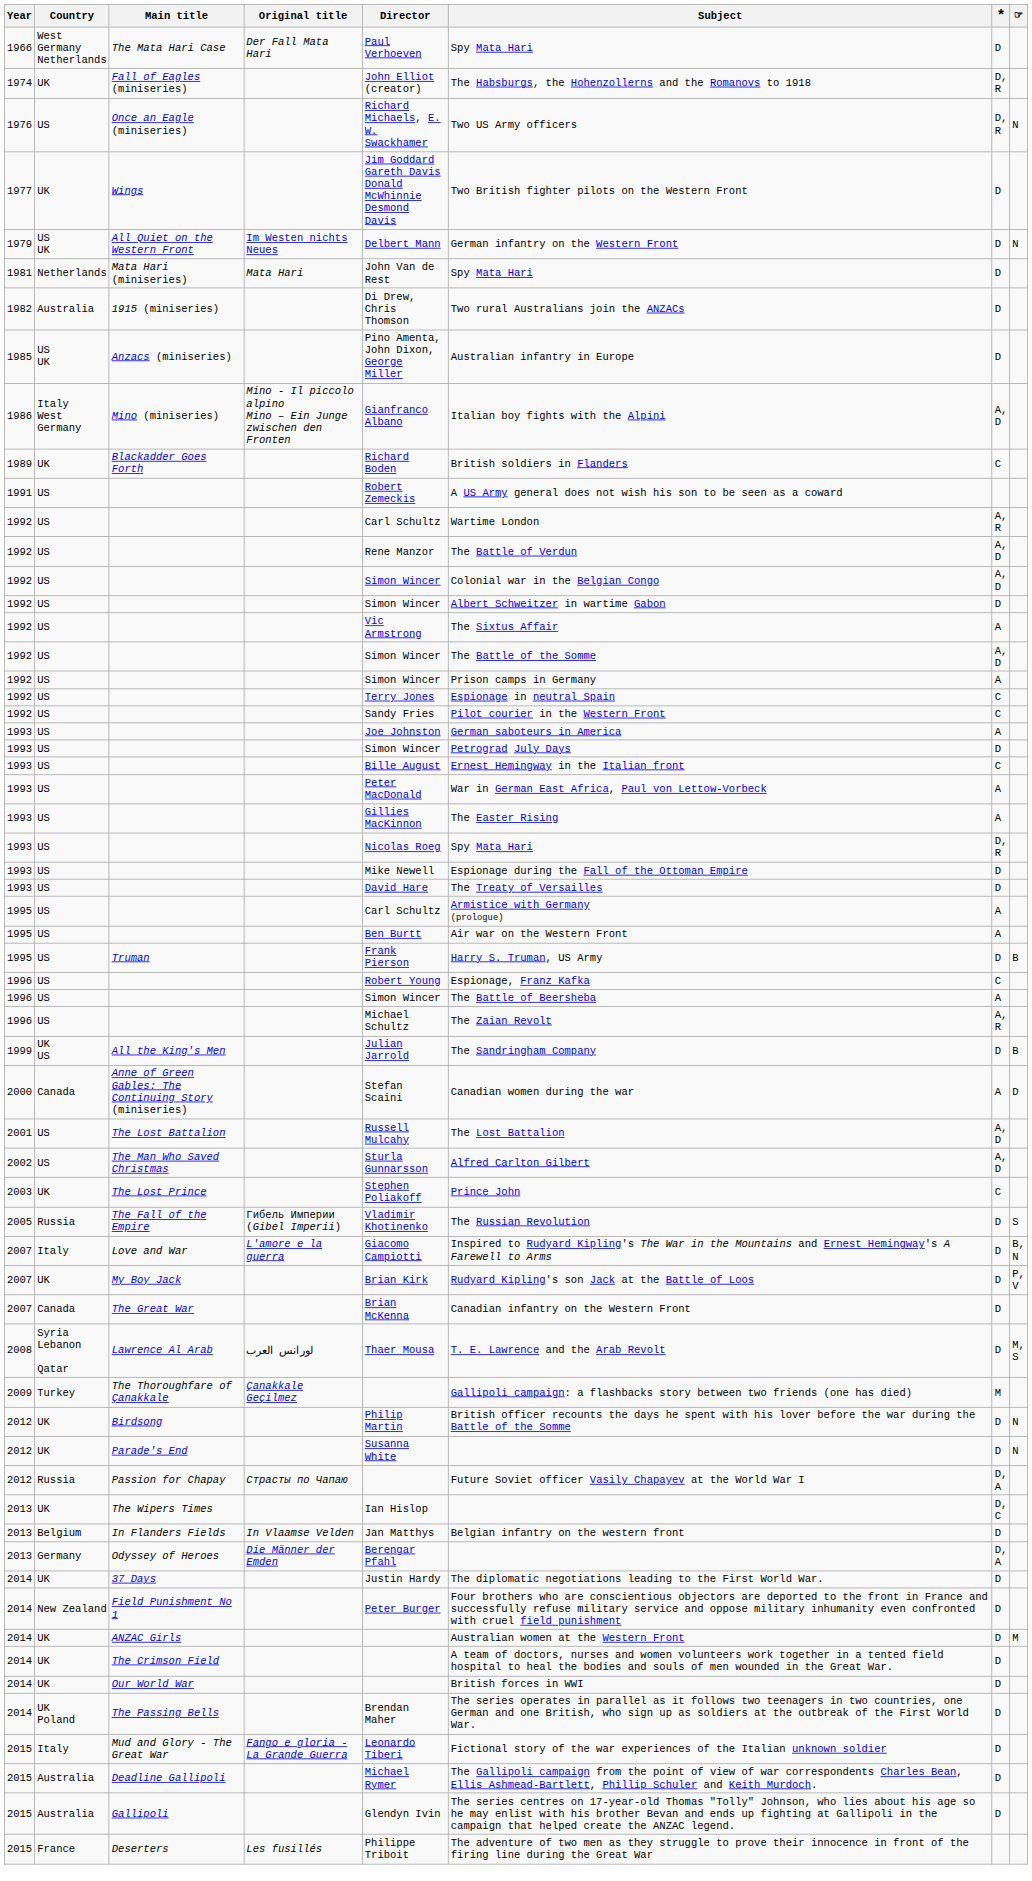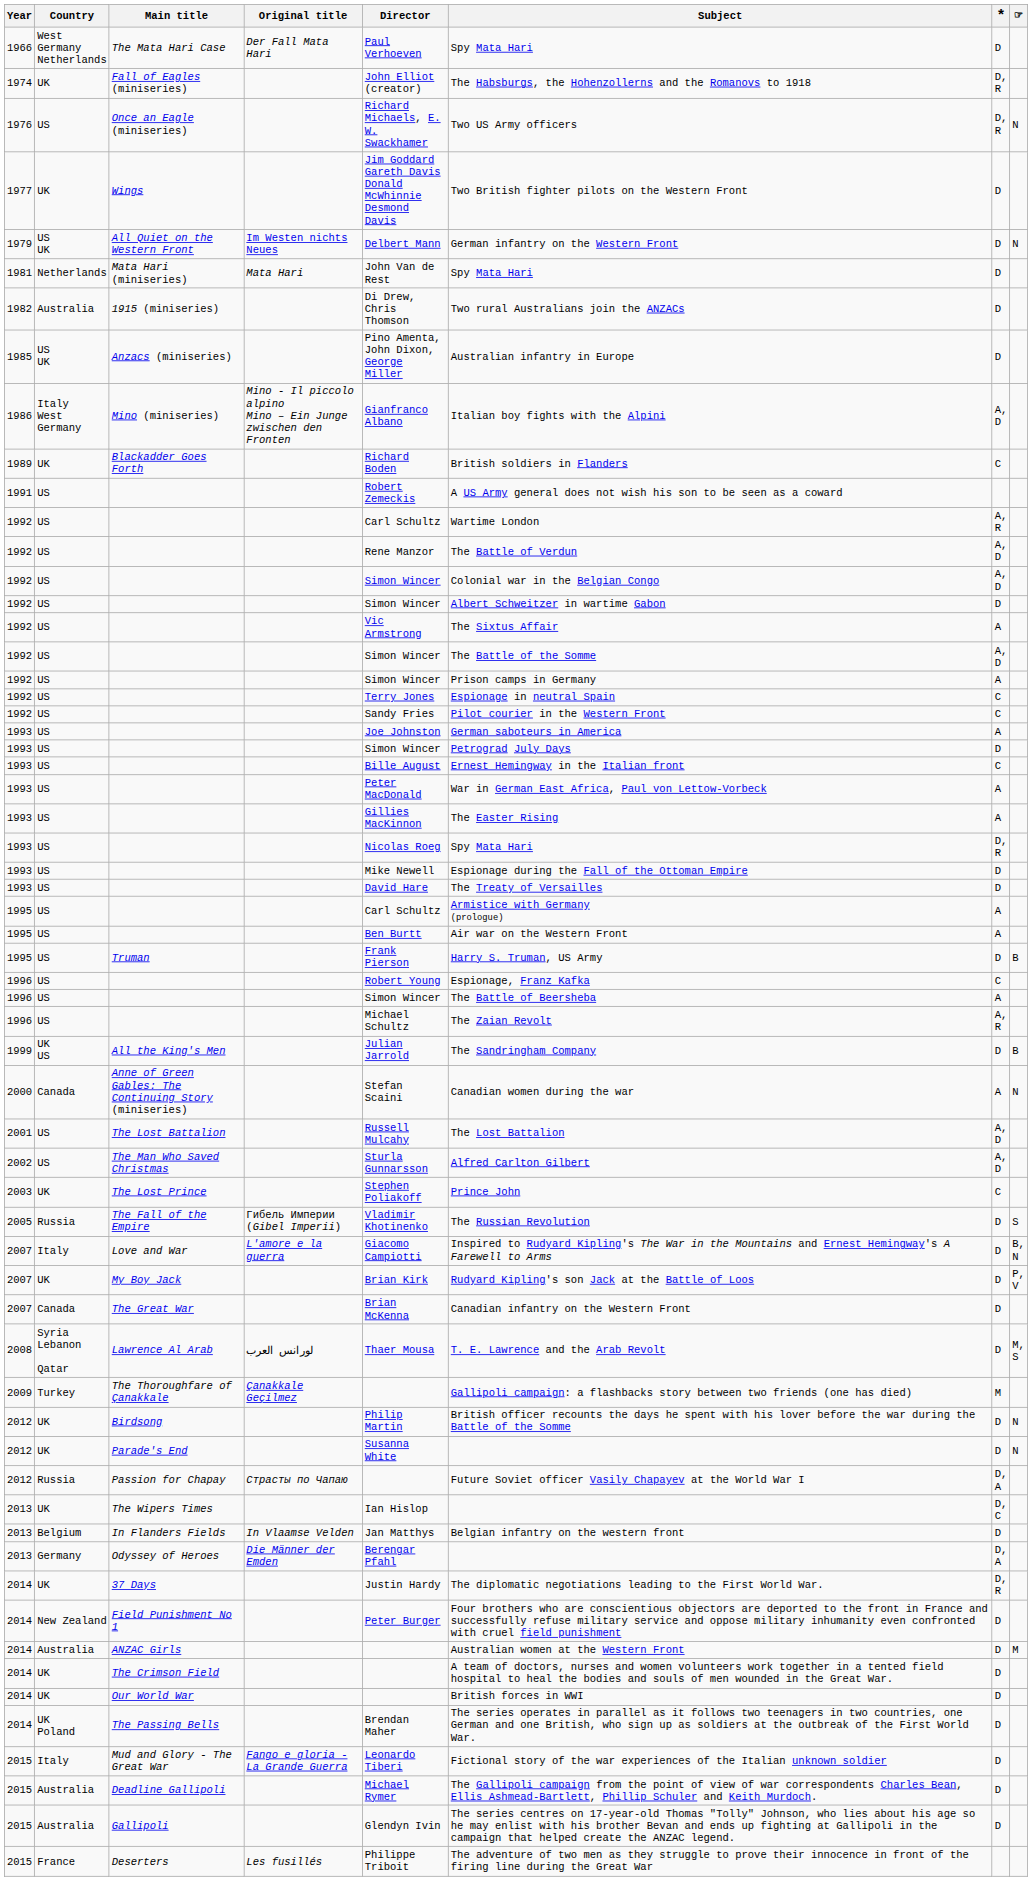(1015, 1092) D -> (1015, 1092) N
(998, 1579) D -> (1001, 1585) D, R
(44, 1638) UK -> (66, 1650) Australia
